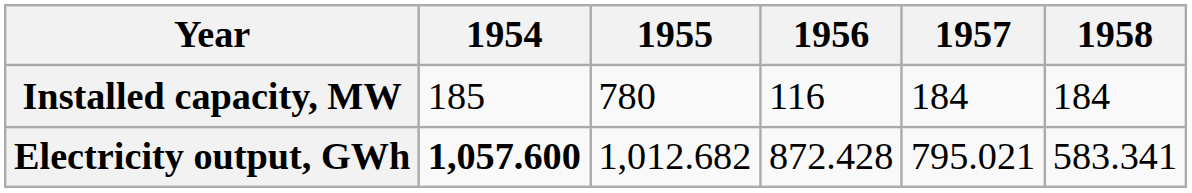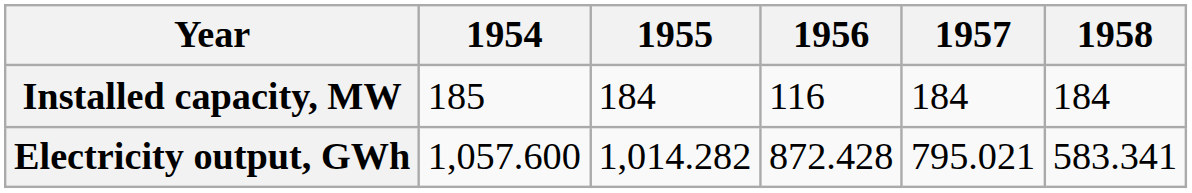(627, 95) 780 -> (627, 95) 184
(504, 156) bold -> (504, 156) normal
(675, 156) 1,012.682 -> (675, 156) 1,014.282
